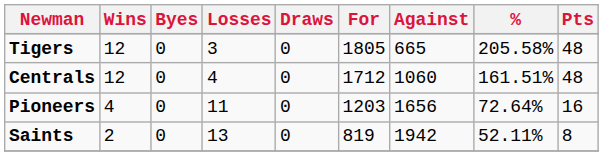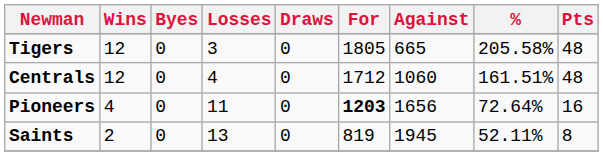(364, 107) normal -> (364, 107) bold
(416, 136) 1942 -> (416, 136) 1945
